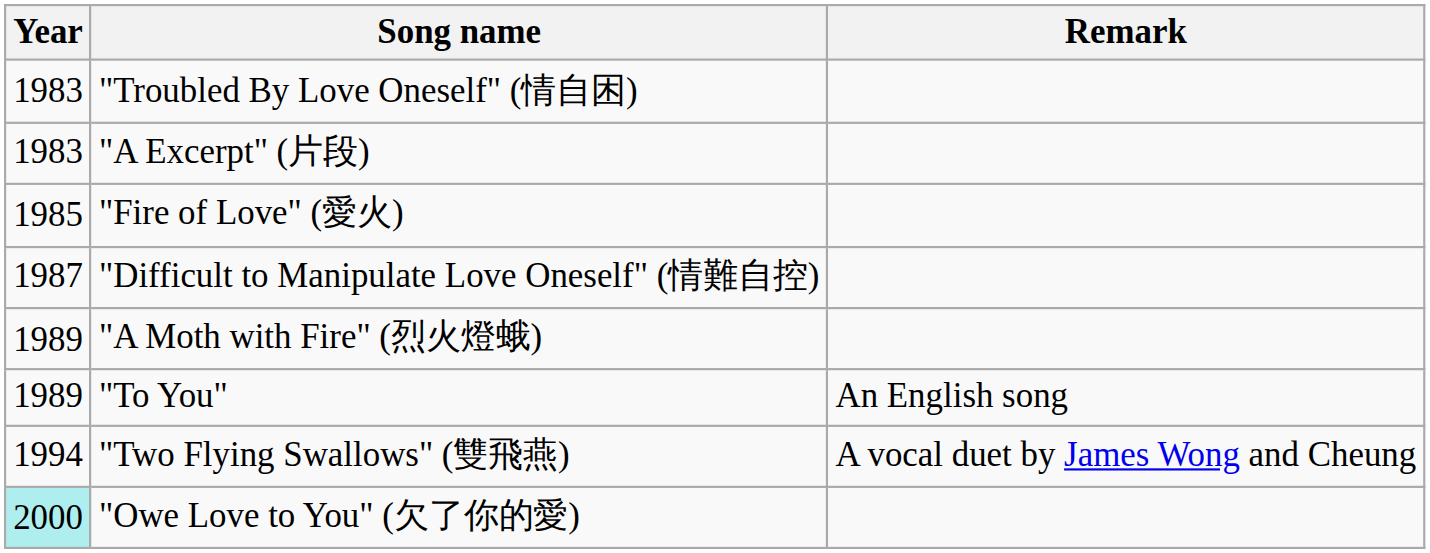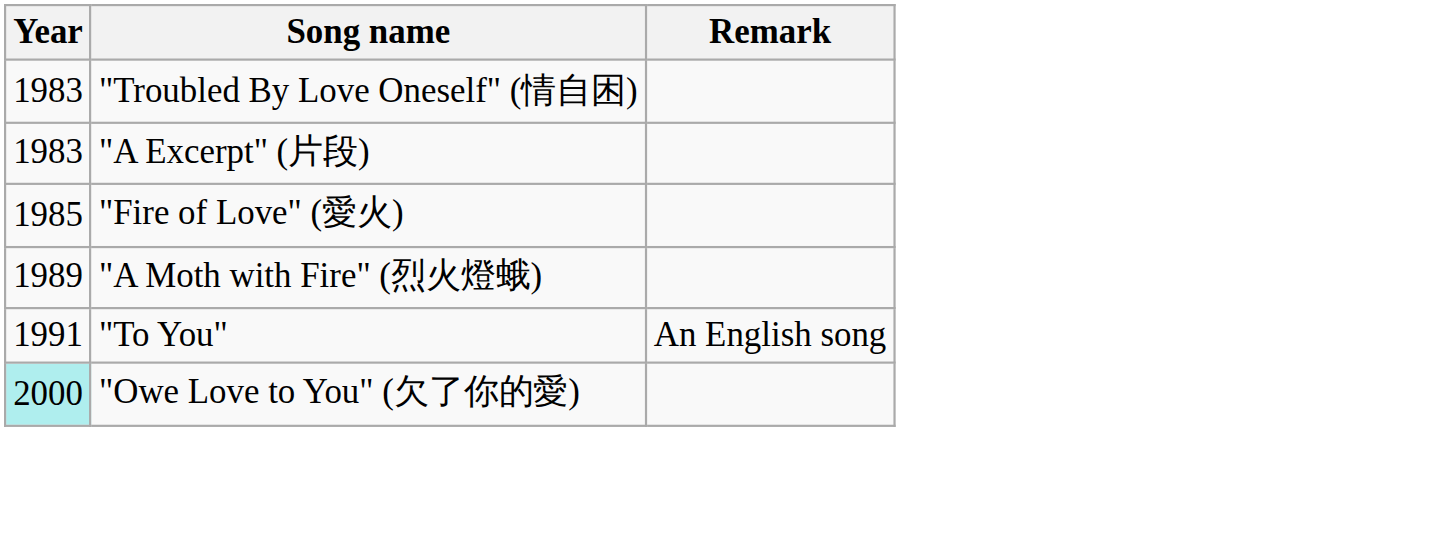- row: (459, 275)
(48, 396) 1989 -> (48, 334) 1991
- row: (334, 454)
